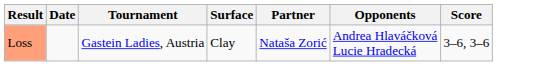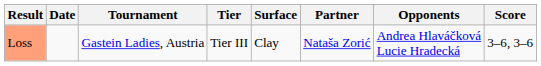+ column: (229, 14)
